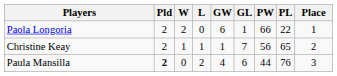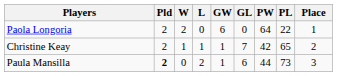(244, 29) 1 -> (244, 29) 0
(265, 29) 66 -> (265, 29) 64
(265, 46) 56 -> (265, 46) 42
(222, 63) 4 -> (222, 63) 1
(286, 63) 76 -> (286, 63) 73
